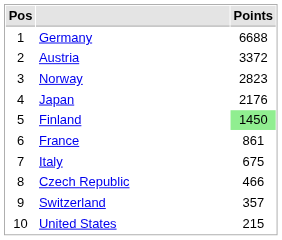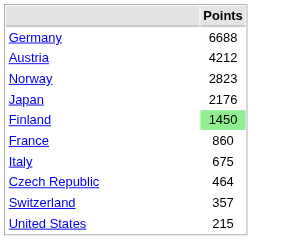- column: (21, 16)
(253, 58) 3372 -> (223, 58) 4212
(253, 141) 861 -> (223, 141) 860
(253, 182) 466 -> (223, 182) 464
